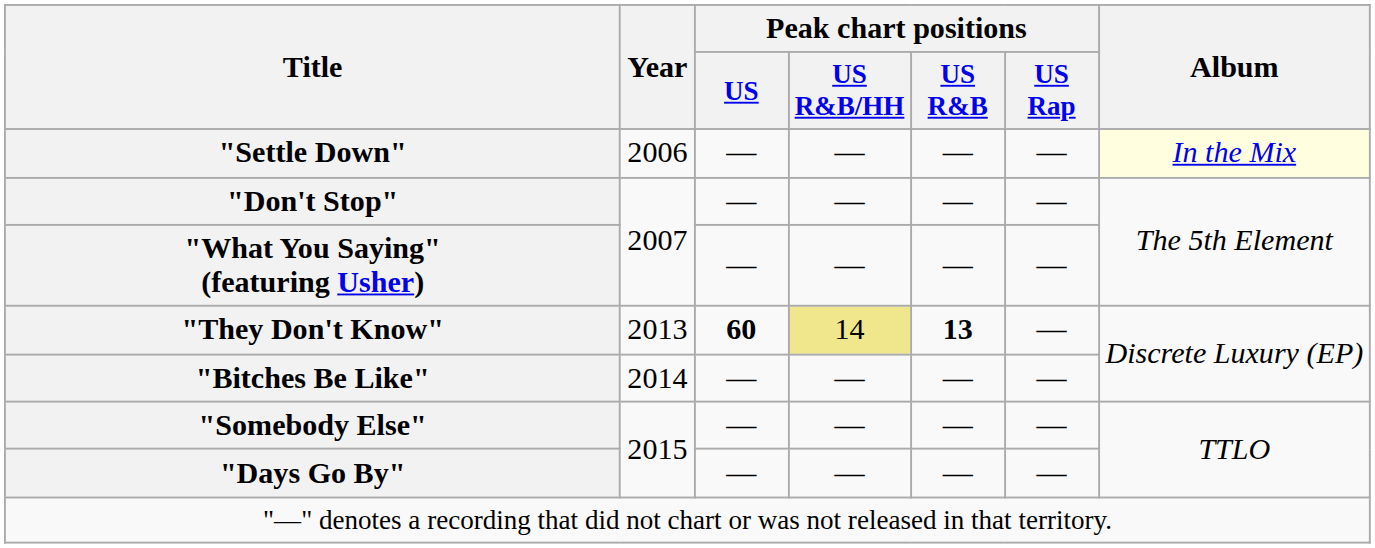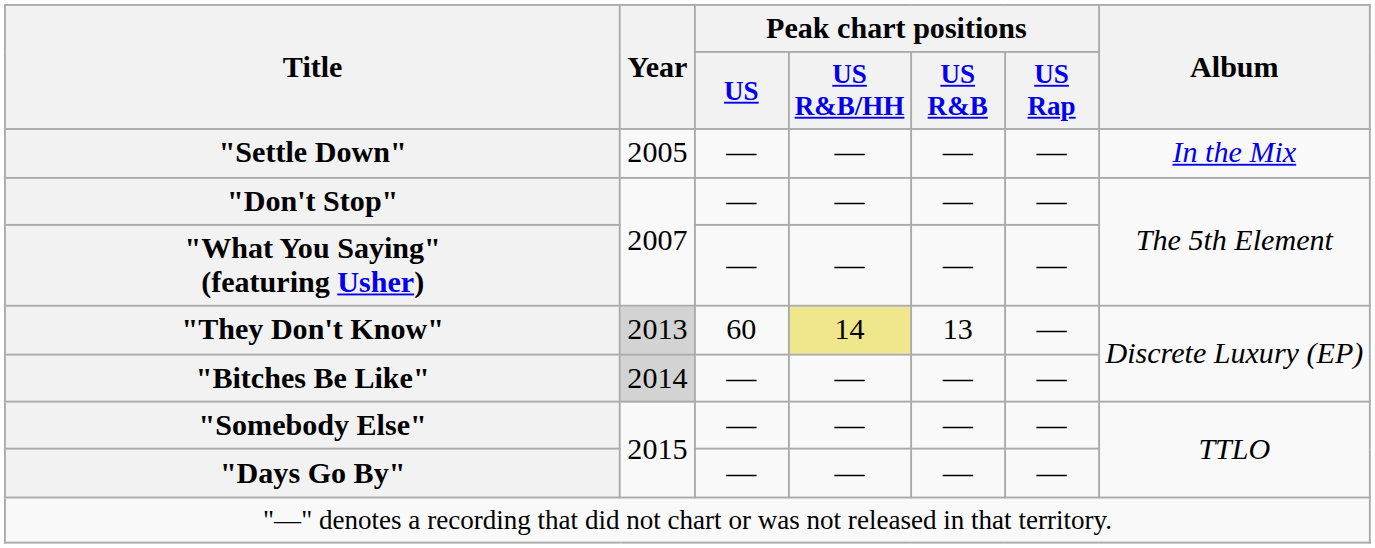(657, 152) 2006 -> (657, 152) 2005
(1234, 152) lightyellow background -> (1234, 152) no background
(657, 329) no background -> (657, 329) lightgrey background
(741, 329) bold -> (741, 329) normal
(958, 329) bold -> (958, 329) normal
(657, 377) no background -> (657, 377) lightgrey background
